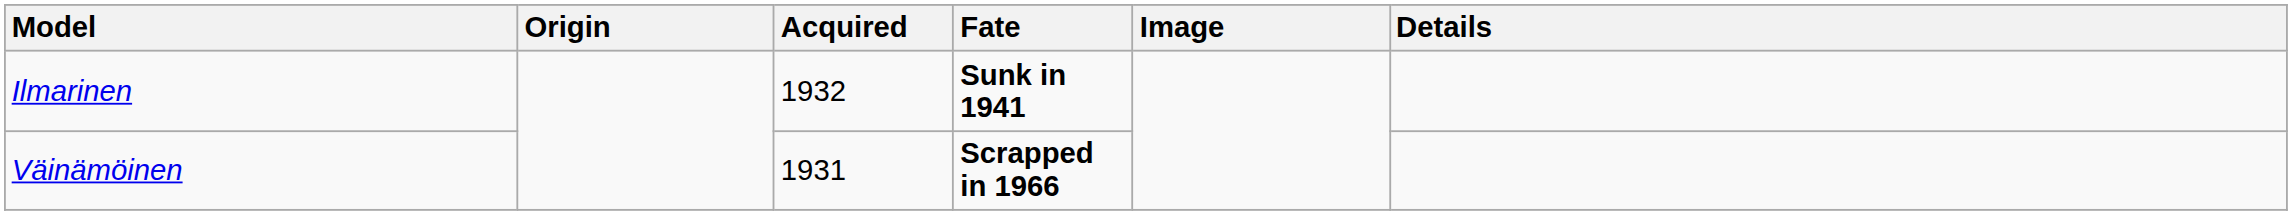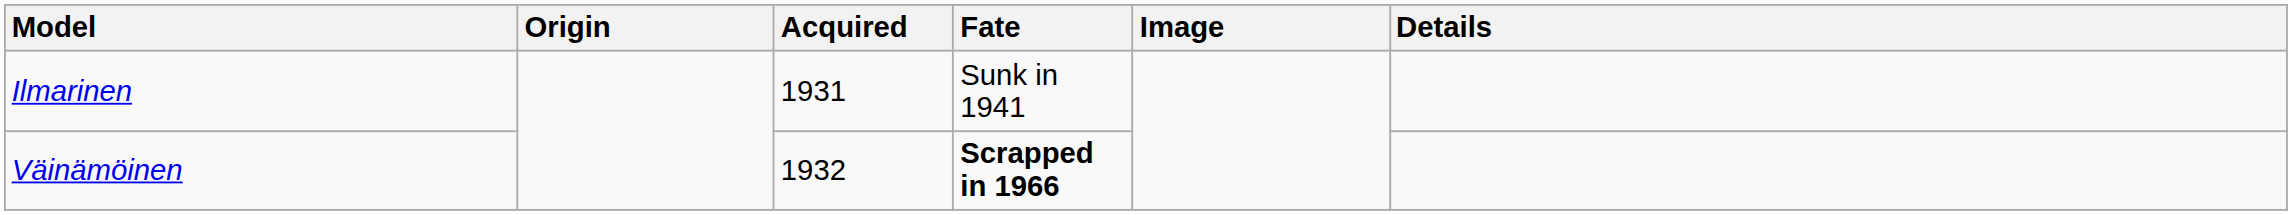(813, 90) 1932 -> (813, 90) 1931
(1013, 90) bold -> (1009, 90) normal
(813, 170) 1931 -> (813, 170) 1932
